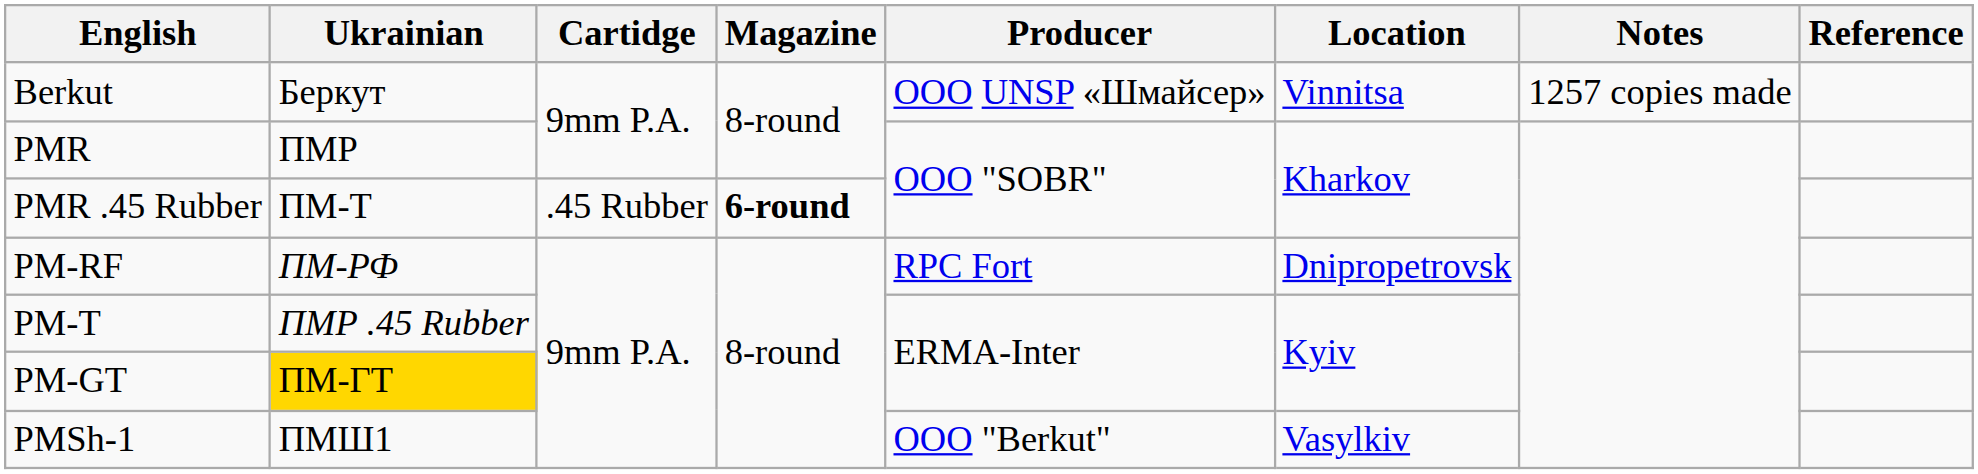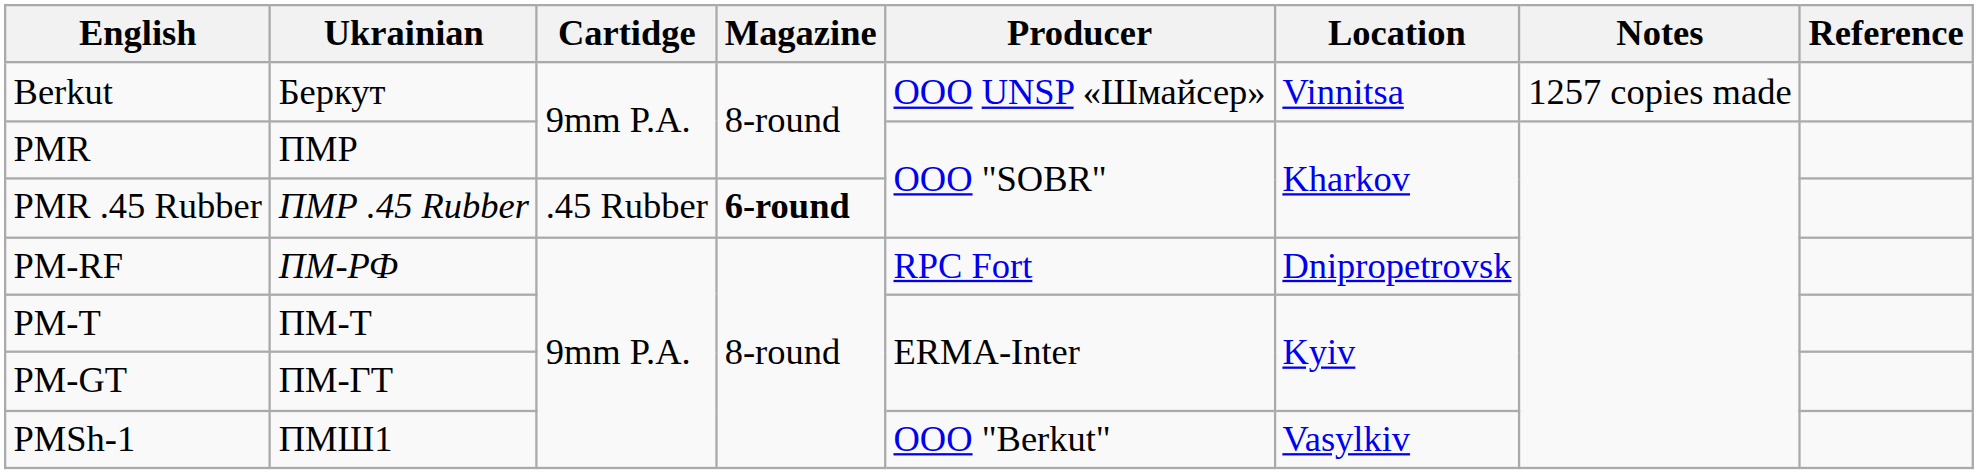(325, 206) ПМ-Т -> (404, 206) ПМР .45 Rubber
(404, 322) ПМР .45 Rubber -> (325, 322) ПМ-Т
(336, 380) gold background -> (336, 380) no background
